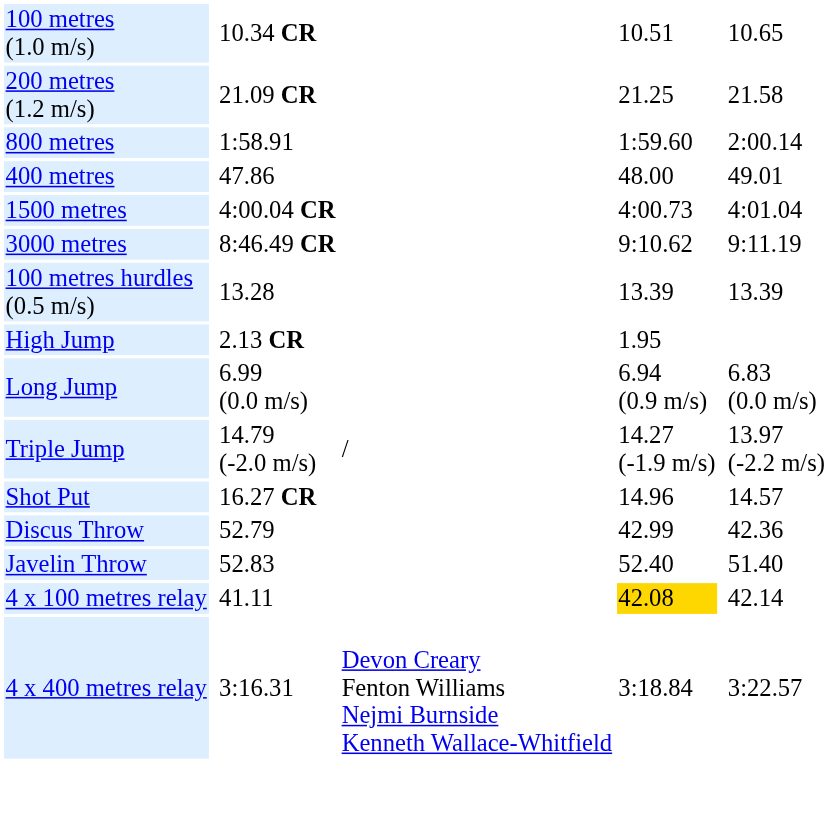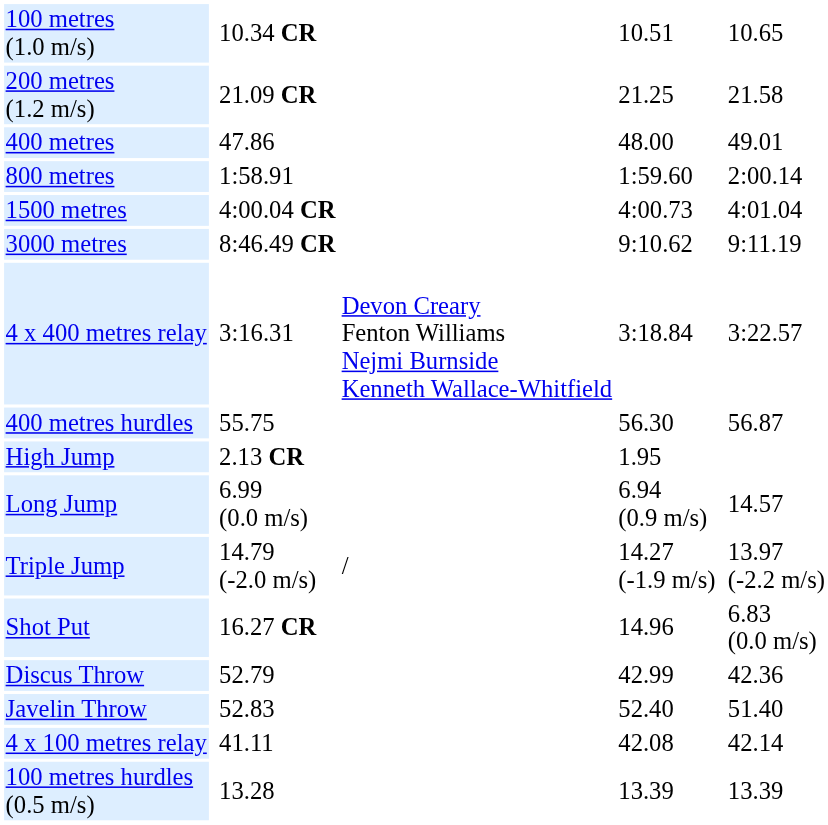rows swapped: (60, 176) <-> (60, 142)
rows swapped: (99, 291) <-> (106, 687)
+ row: (99, 422)
(772, 387) 6.83 (0.0 m/s) -> (756, 504) 14.57
(756, 496) 14.57 -> (772, 627) 6.83 (0.0 m/s)
(646, 598) gold background -> (646, 743) no background
